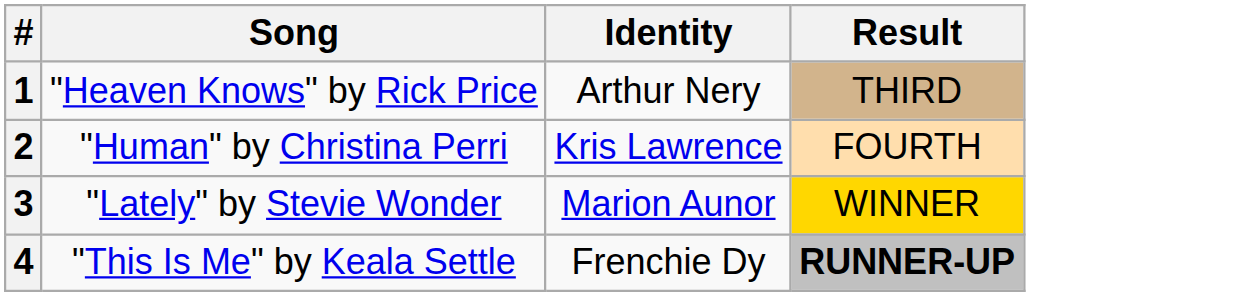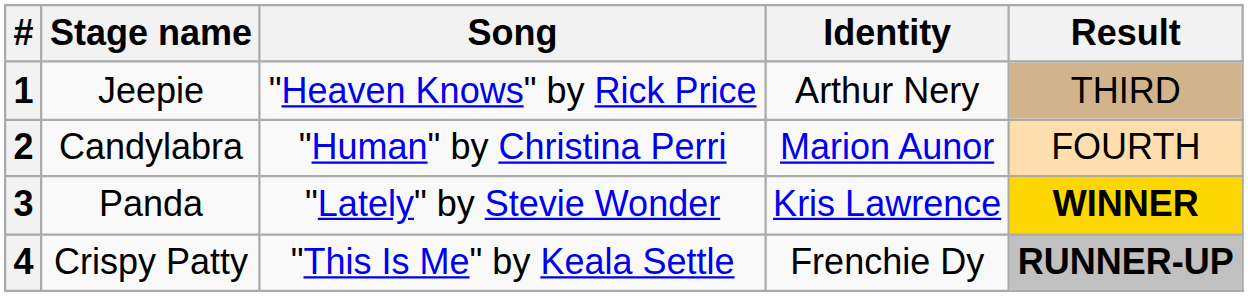+ column: (151, 33)
(668, 147) Kris Lawrence -> (887, 147) Marion Aunor
(668, 204) Marion Aunor -> (887, 204) Kris Lawrence
(907, 204) normal -> (1126, 204) bold
